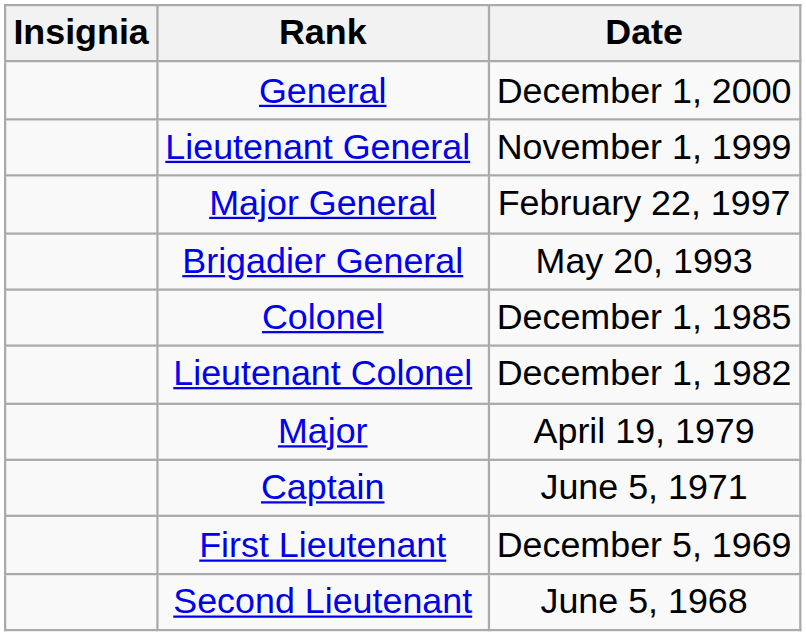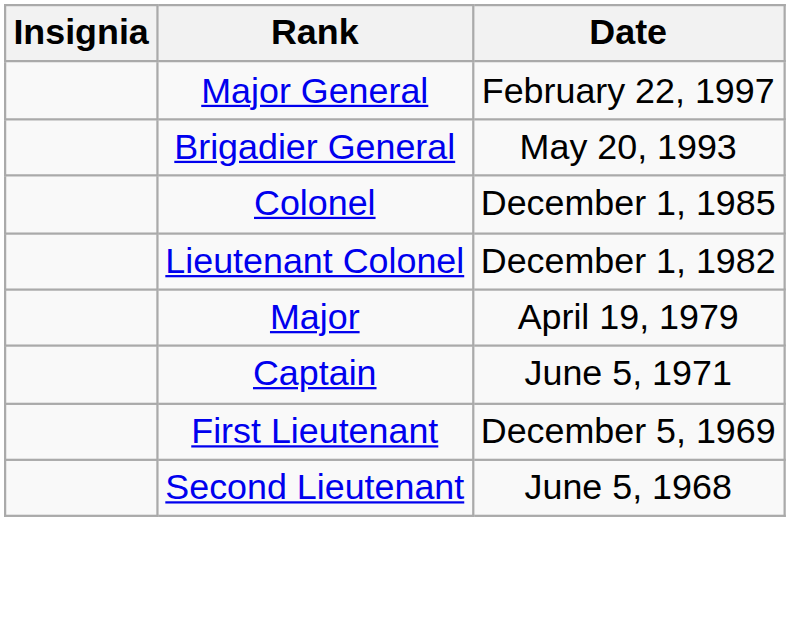- row: (323, 89)
- row: (323, 146)
